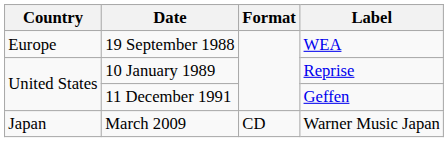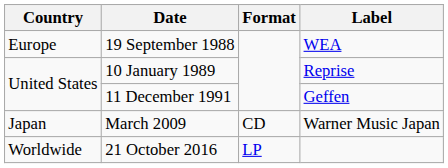+ row: (161, 149)
